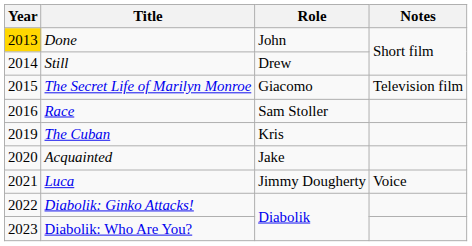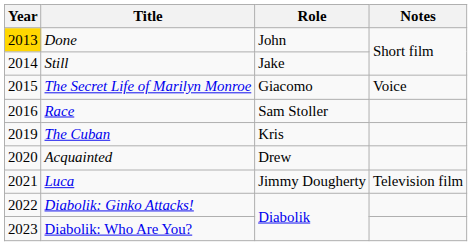(275, 63) Drew -> (271, 63) Jake
(418, 87) Television film -> (390, 87) Voice
(271, 157) Jake -> (275, 157) Drew
(390, 181) Voice -> (418, 181) Television film
